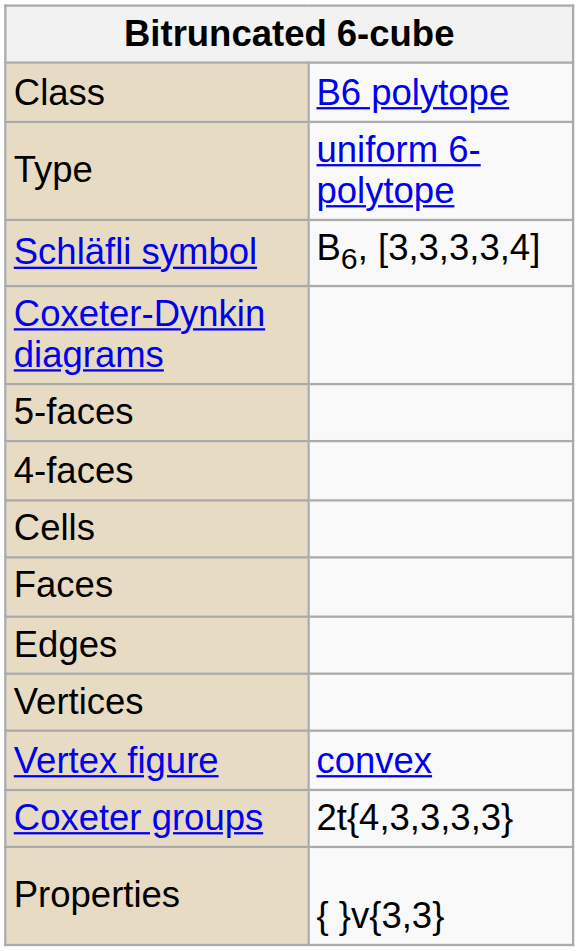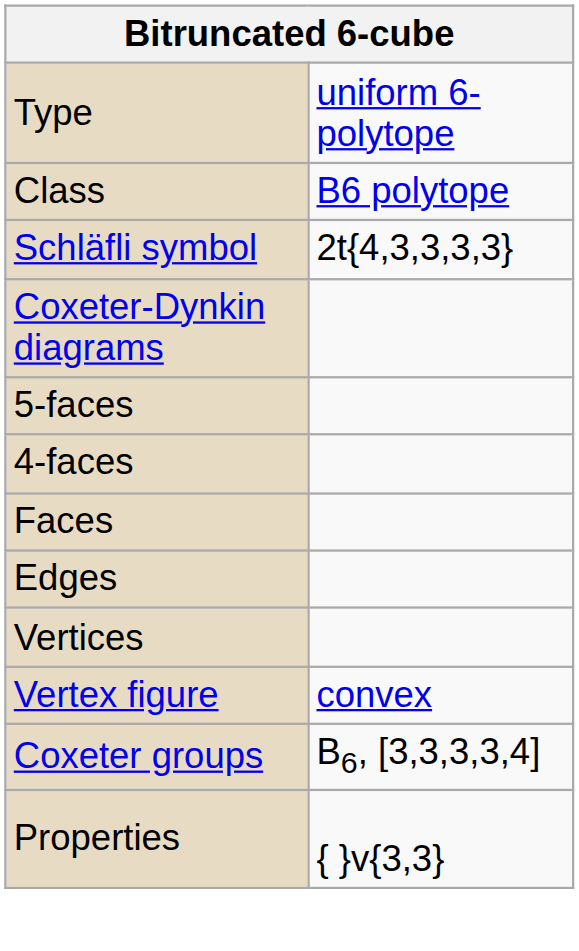rows swapped: (53, 170) <-> (59, 91)
(428, 253) B6, [3,3,3,3,4] -> (415, 248) 2t{4,3,3,3,3}
- row: (54, 528)
(415, 817) 2t{4,3,3,3,3} -> (428, 757) B6, [3,3,3,3,4]
